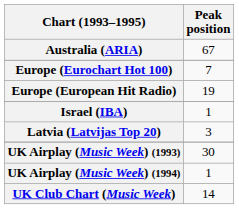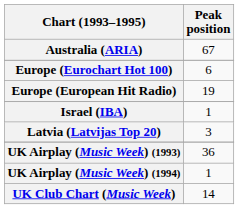(208, 70) 7 -> (208, 70) 6
(208, 152) 30 -> (208, 152) 36
